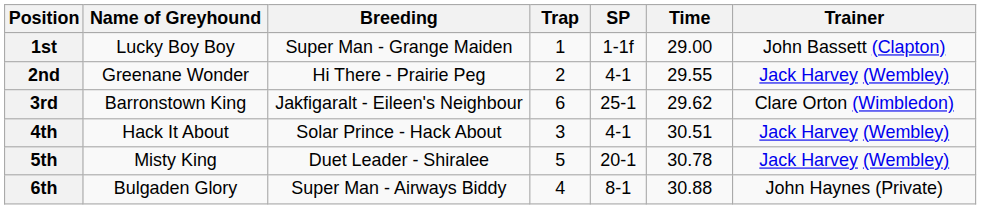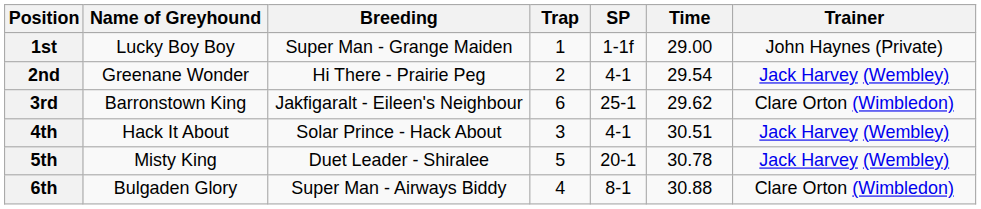(854, 47) John Bassett (Clapton) -> (854, 47) John Haynes (Private)
(690, 75) 29.55 -> (690, 75) 29.54
(854, 189) John Haynes (Private) -> (854, 189) Clare Orton (Wimbledon)
